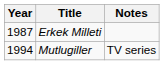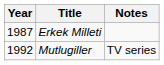(20, 50) 1994 -> (20, 50) 1992
